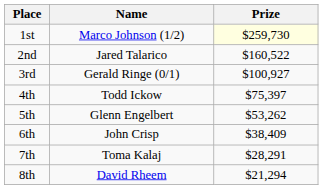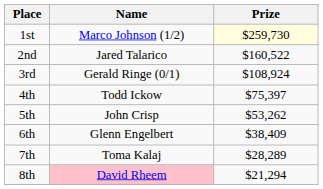(266, 74) $100,927 -> (266, 74) $108,924
(132, 114) Glenn Engelbert -> (132, 114) John Crisp
(132, 134) John Crisp -> (132, 134) Glenn Engelbert
(266, 154) $28,291 -> (266, 154) $28,289
(132, 174) no background -> (132, 174) pink background
